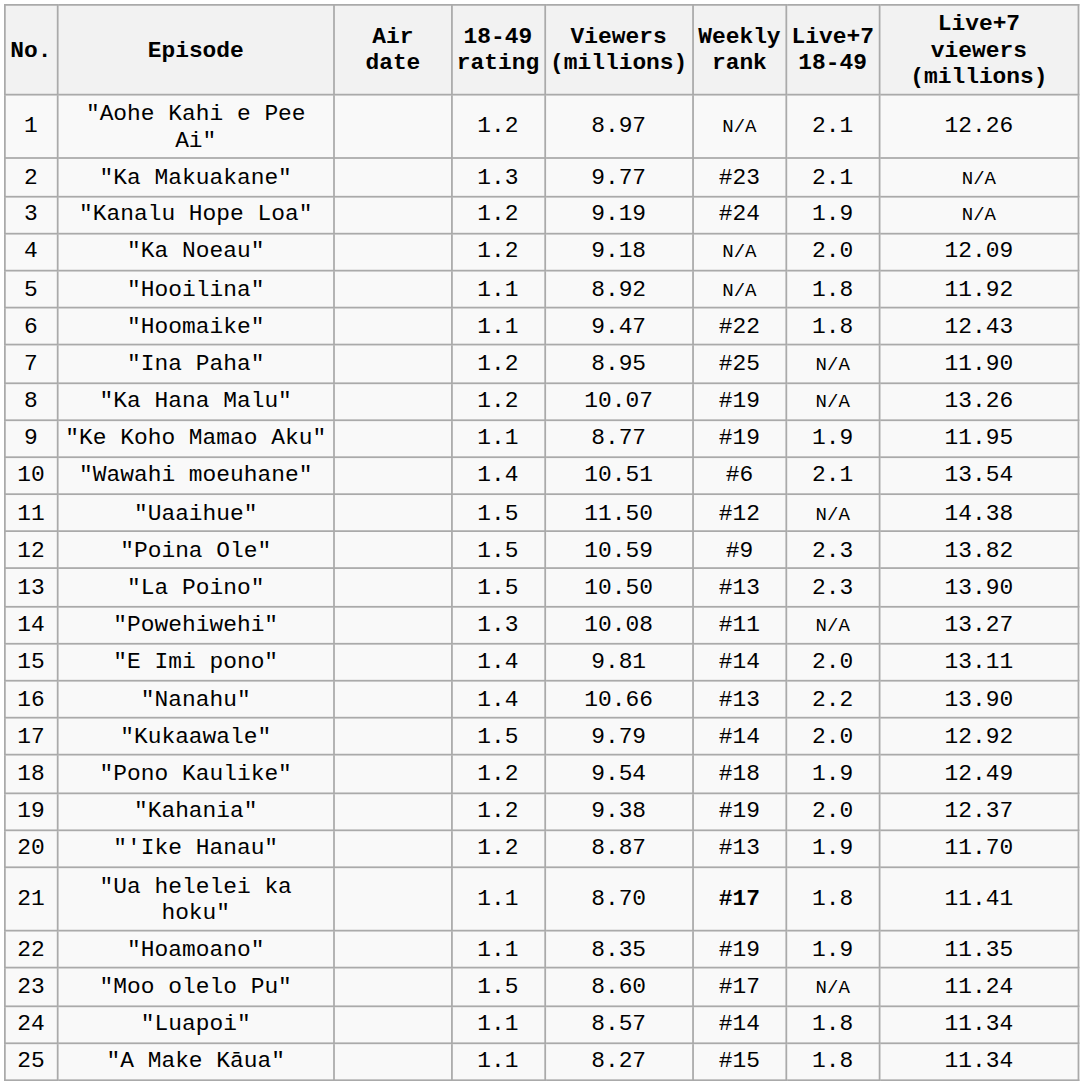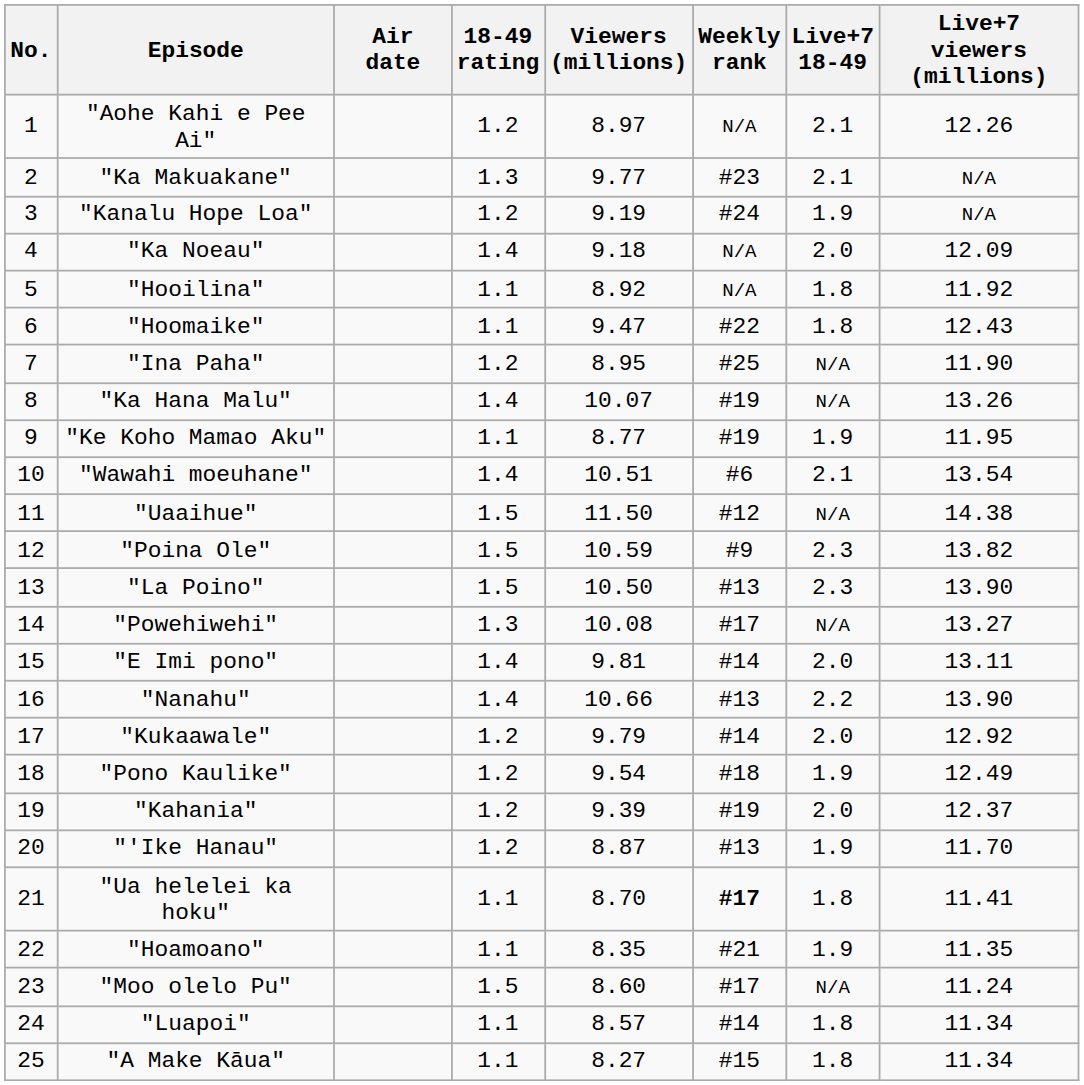(498, 252) 1.2 -> (498, 252) 1.4
(498, 401) 1.2 -> (498, 401) 1.4
(739, 625) #11 -> (739, 625) #17
(498, 737) 1.5 -> (498, 737) 1.2
(619, 811) 9.38 -> (619, 811) 9.39
(739, 950) #19 -> (739, 950) #21
